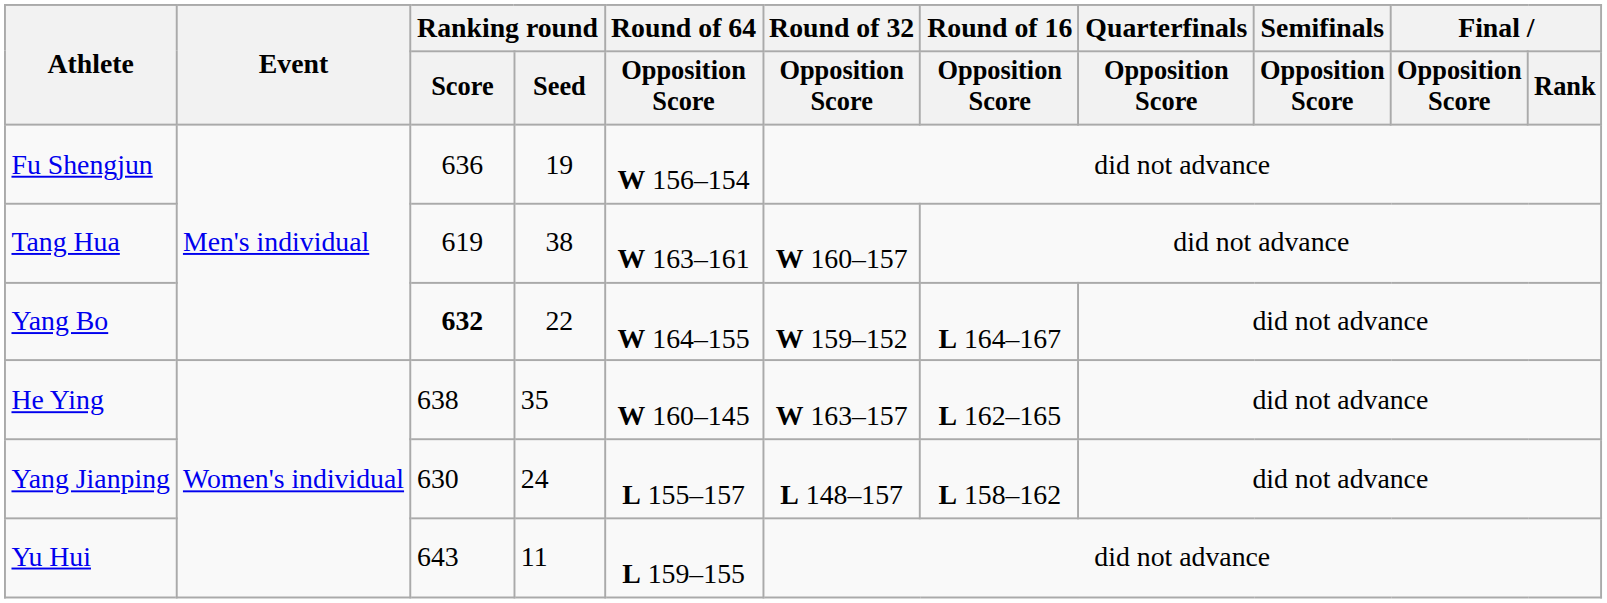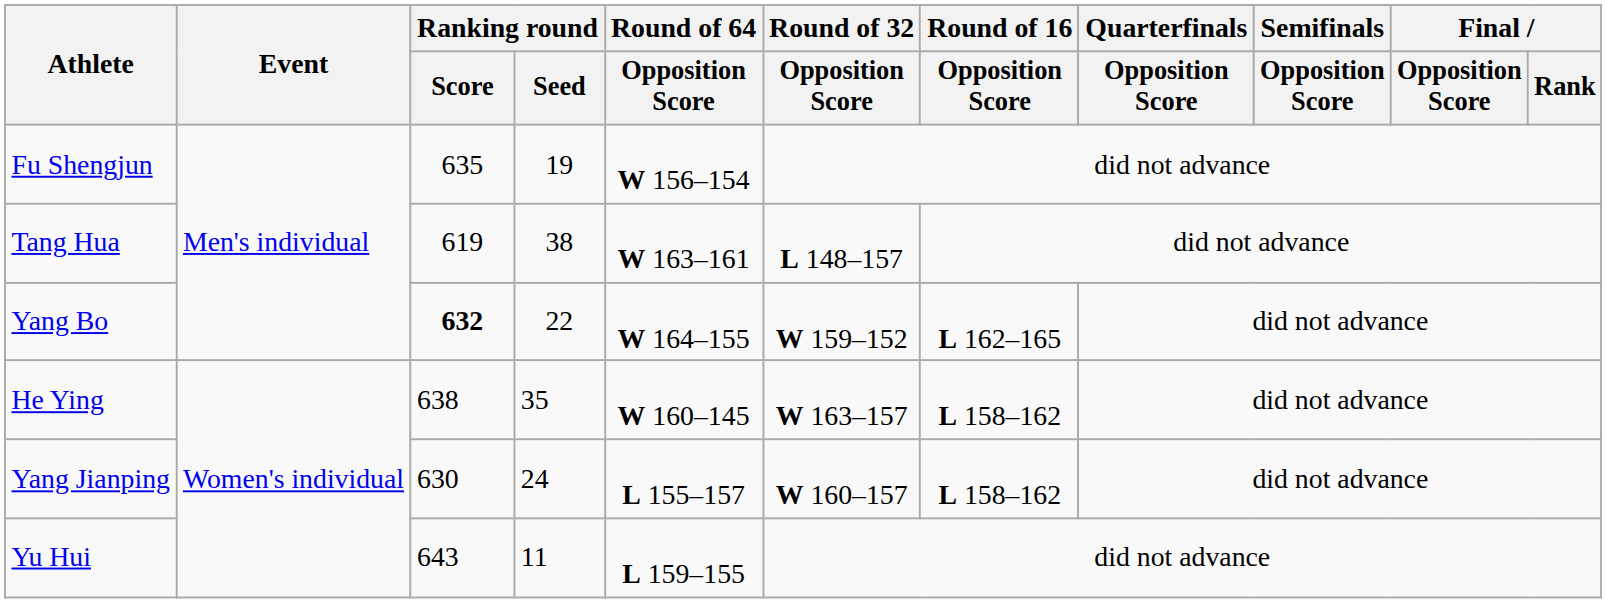(462, 164) 636 -> (462, 164) 635
(842, 259) W 160–157 -> (842, 259) L 148–157
(1000, 337) L 164–167 -> (1000, 337) L 162–165
(1000, 416) L 162–165 -> (1000, 416) L 158–162
(842, 495) L 148–157 -> (842, 495) W 160–157
